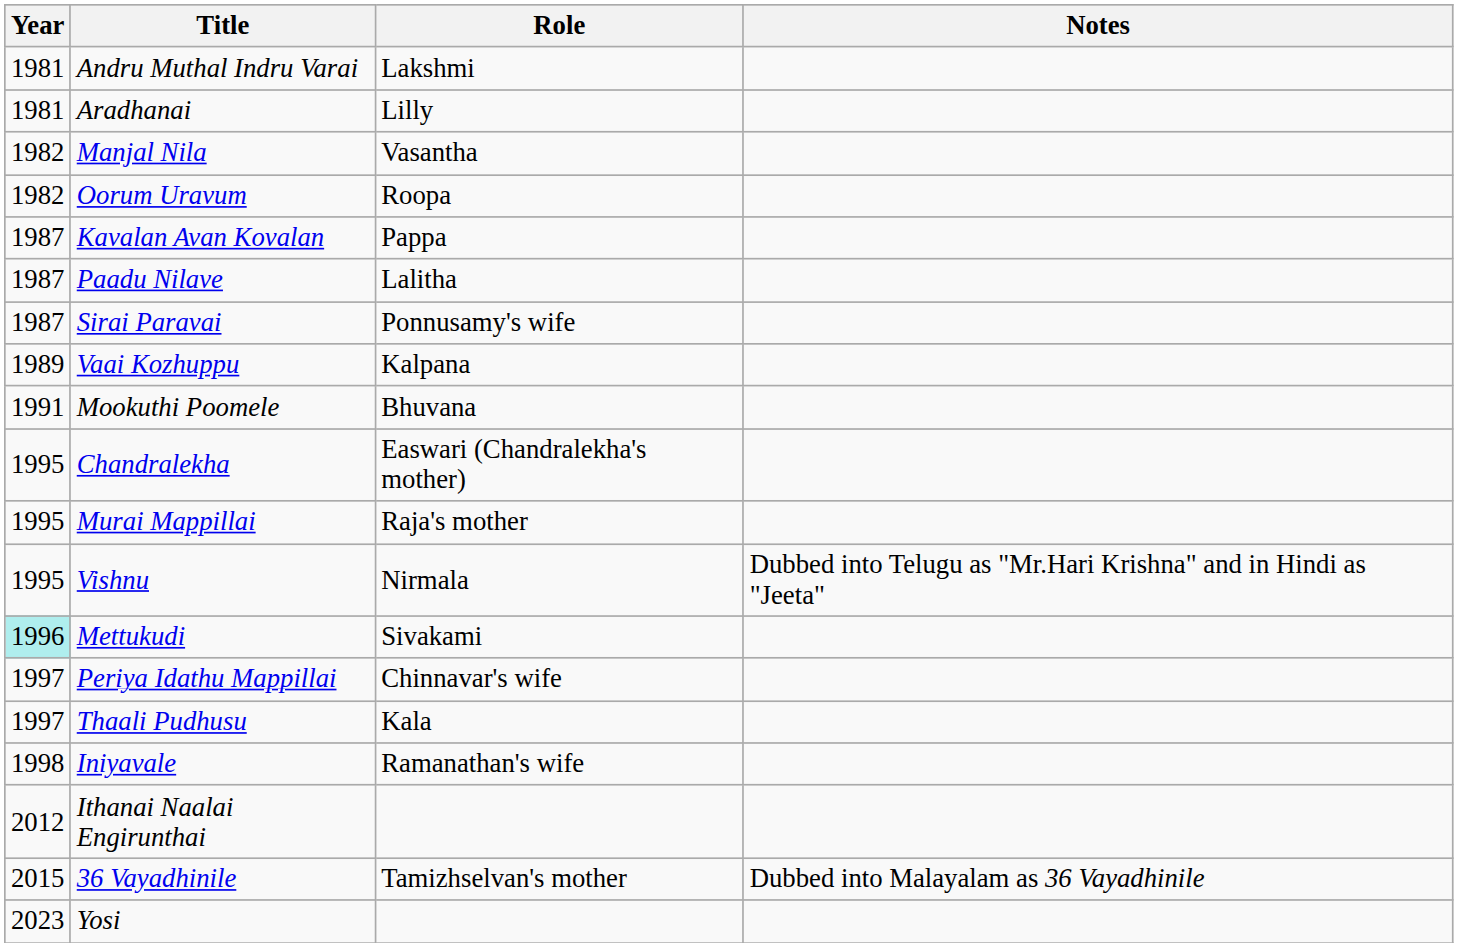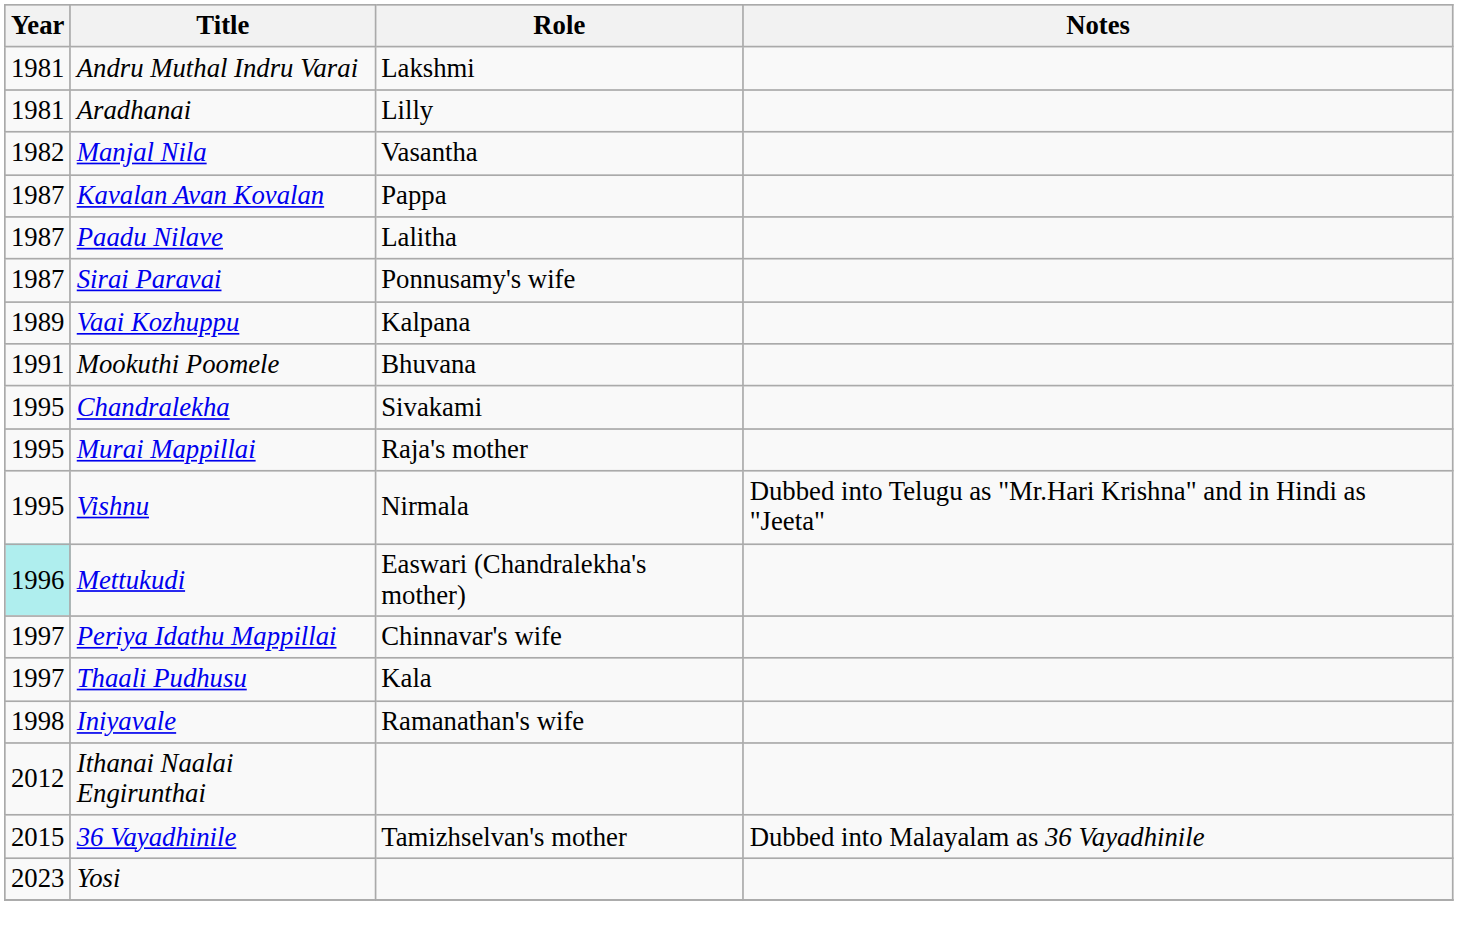- row: (162, 195)
(514, 464) Easwari (Chandralekha's mother) -> (432, 407) Sivakami
(432, 636) Sivakami -> (514, 579) Easwari (Chandralekha's mother)
